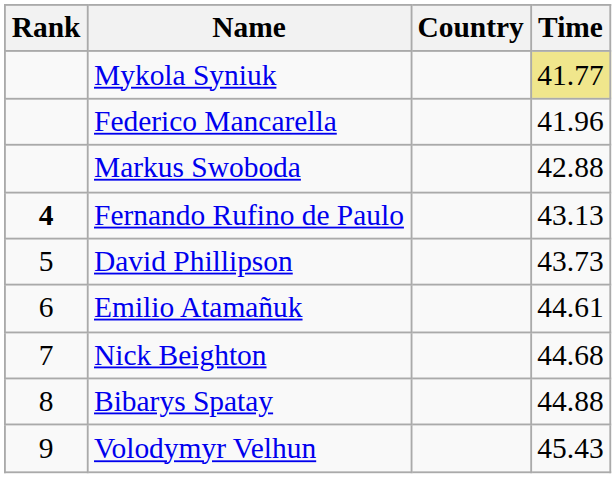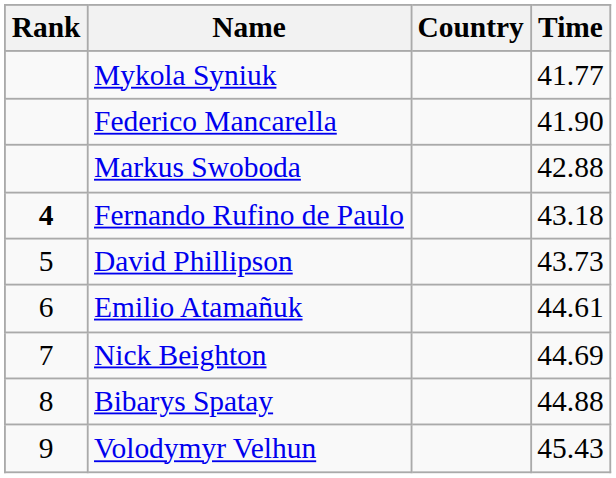(570, 74) khaki background -> (570, 74) no background
(570, 121) 41.96 -> (570, 121) 41.90
(570, 214) 43.13 -> (570, 214) 43.18
(570, 354) 44.68 -> (570, 354) 44.69
